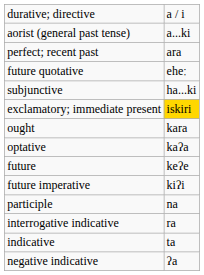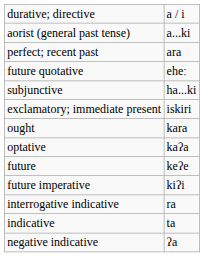(179, 109) gold background -> (179, 109) no background
- row: (30, 204)
